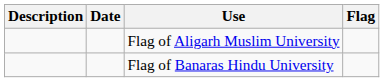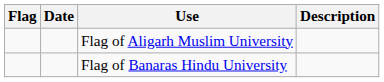columns swapped: (361, 16) <-> (46, 16)
